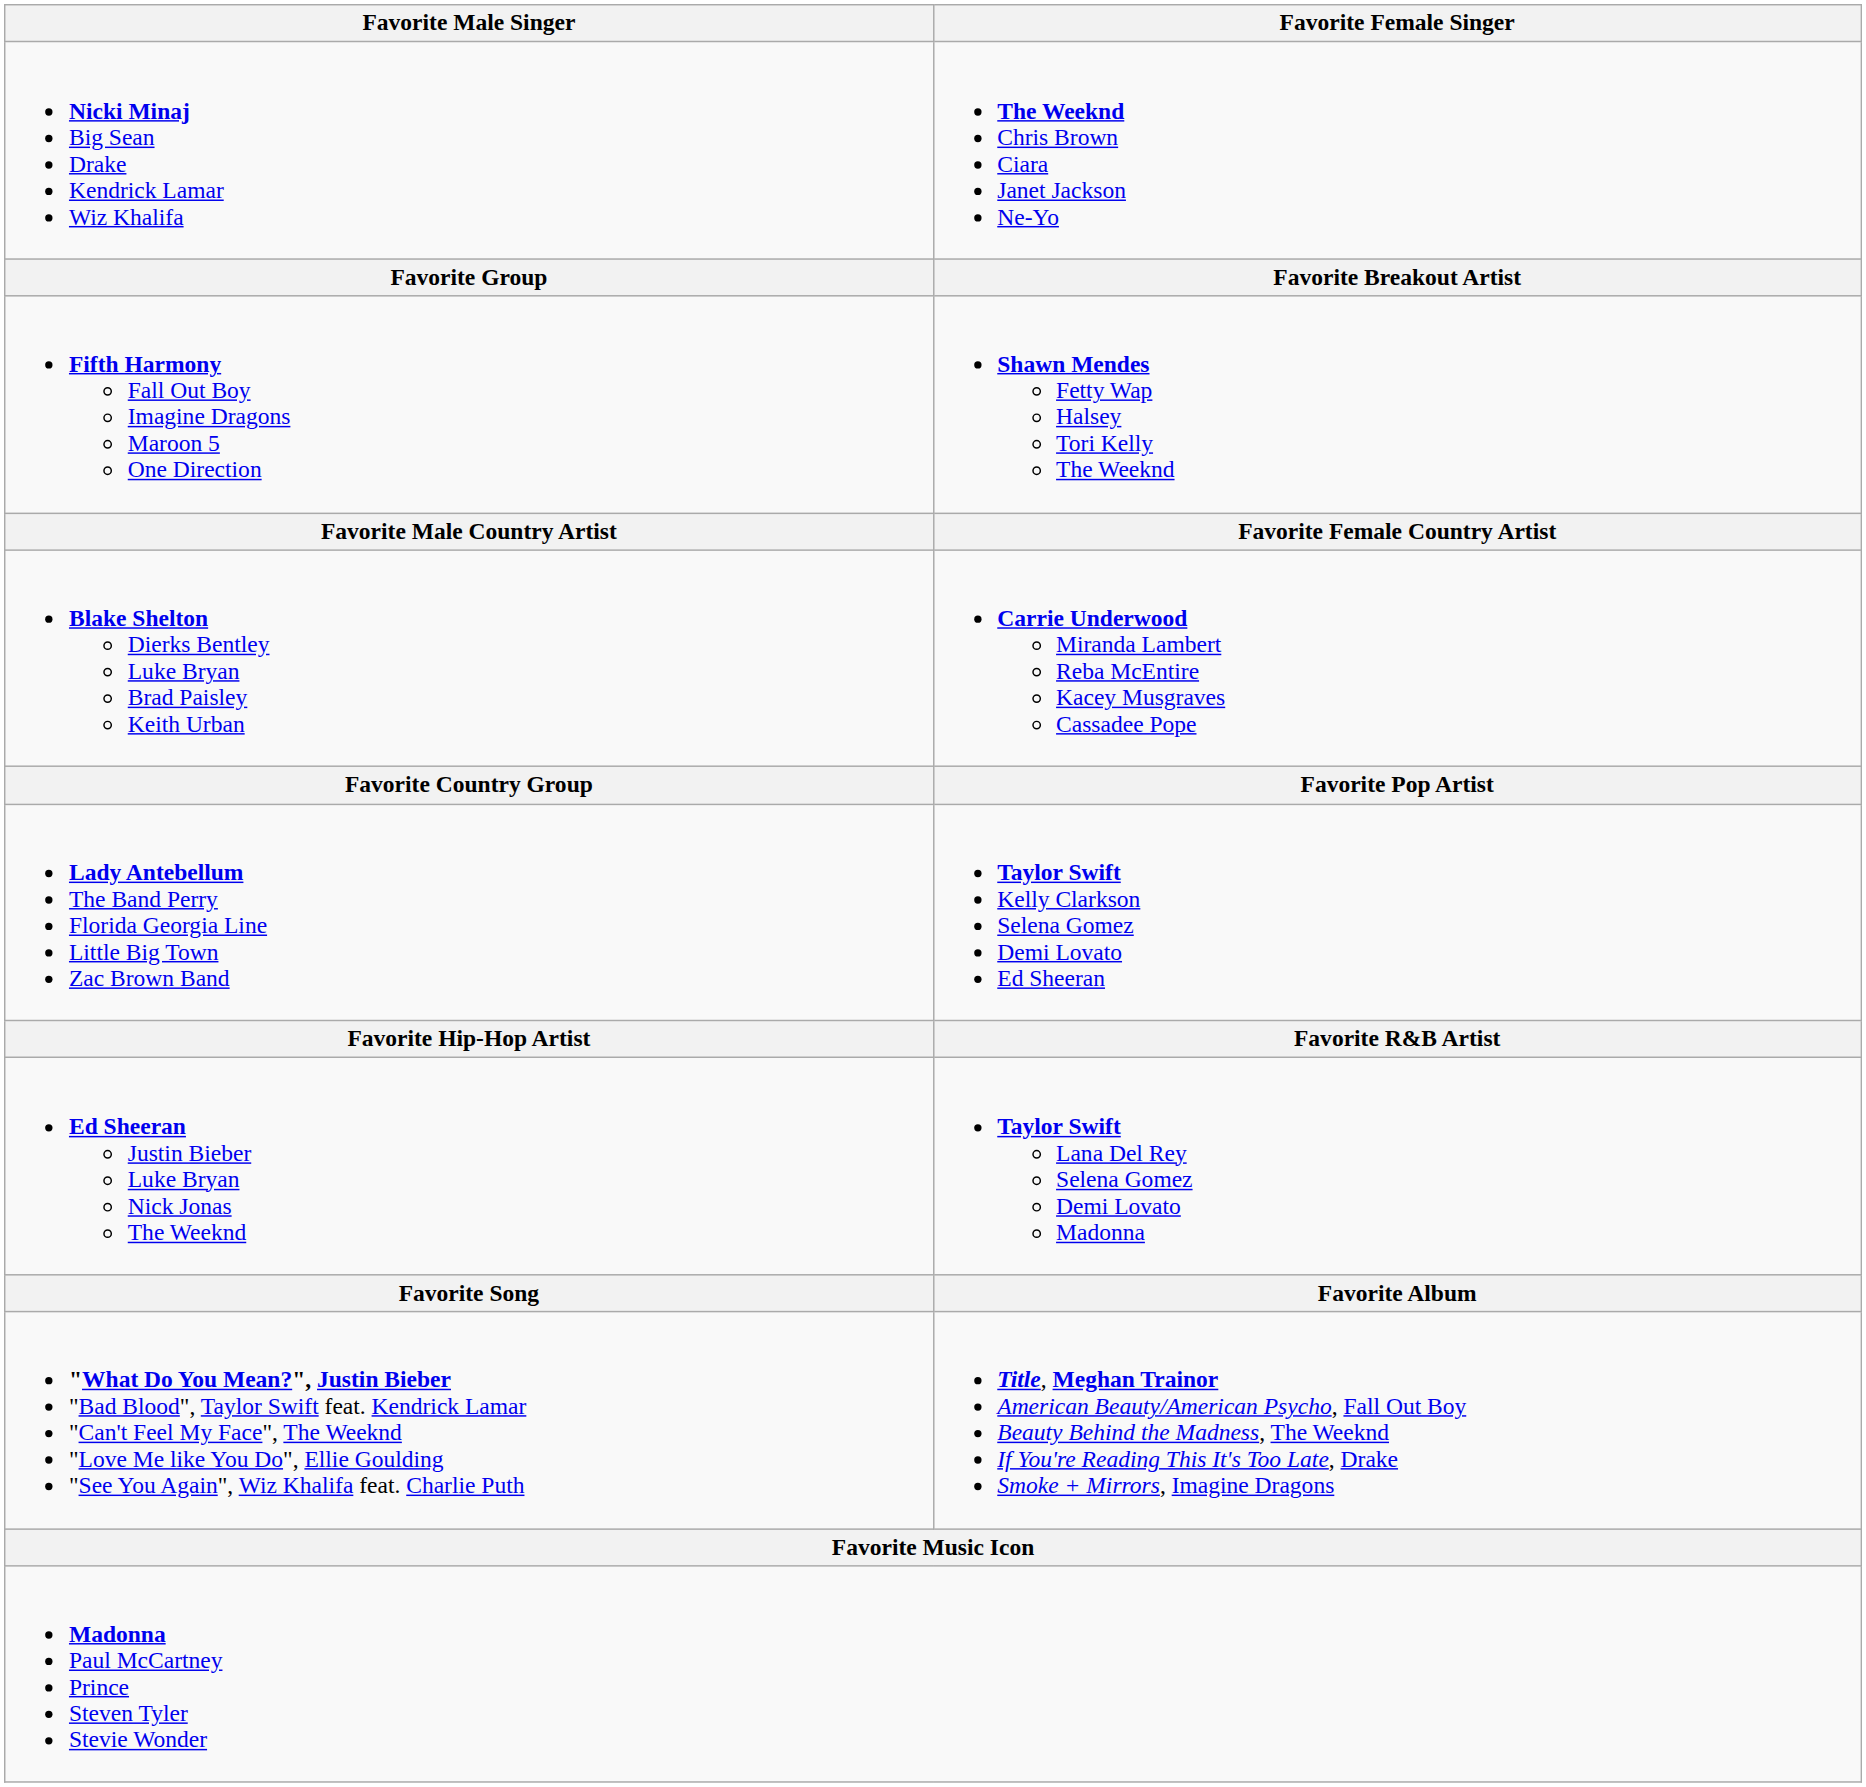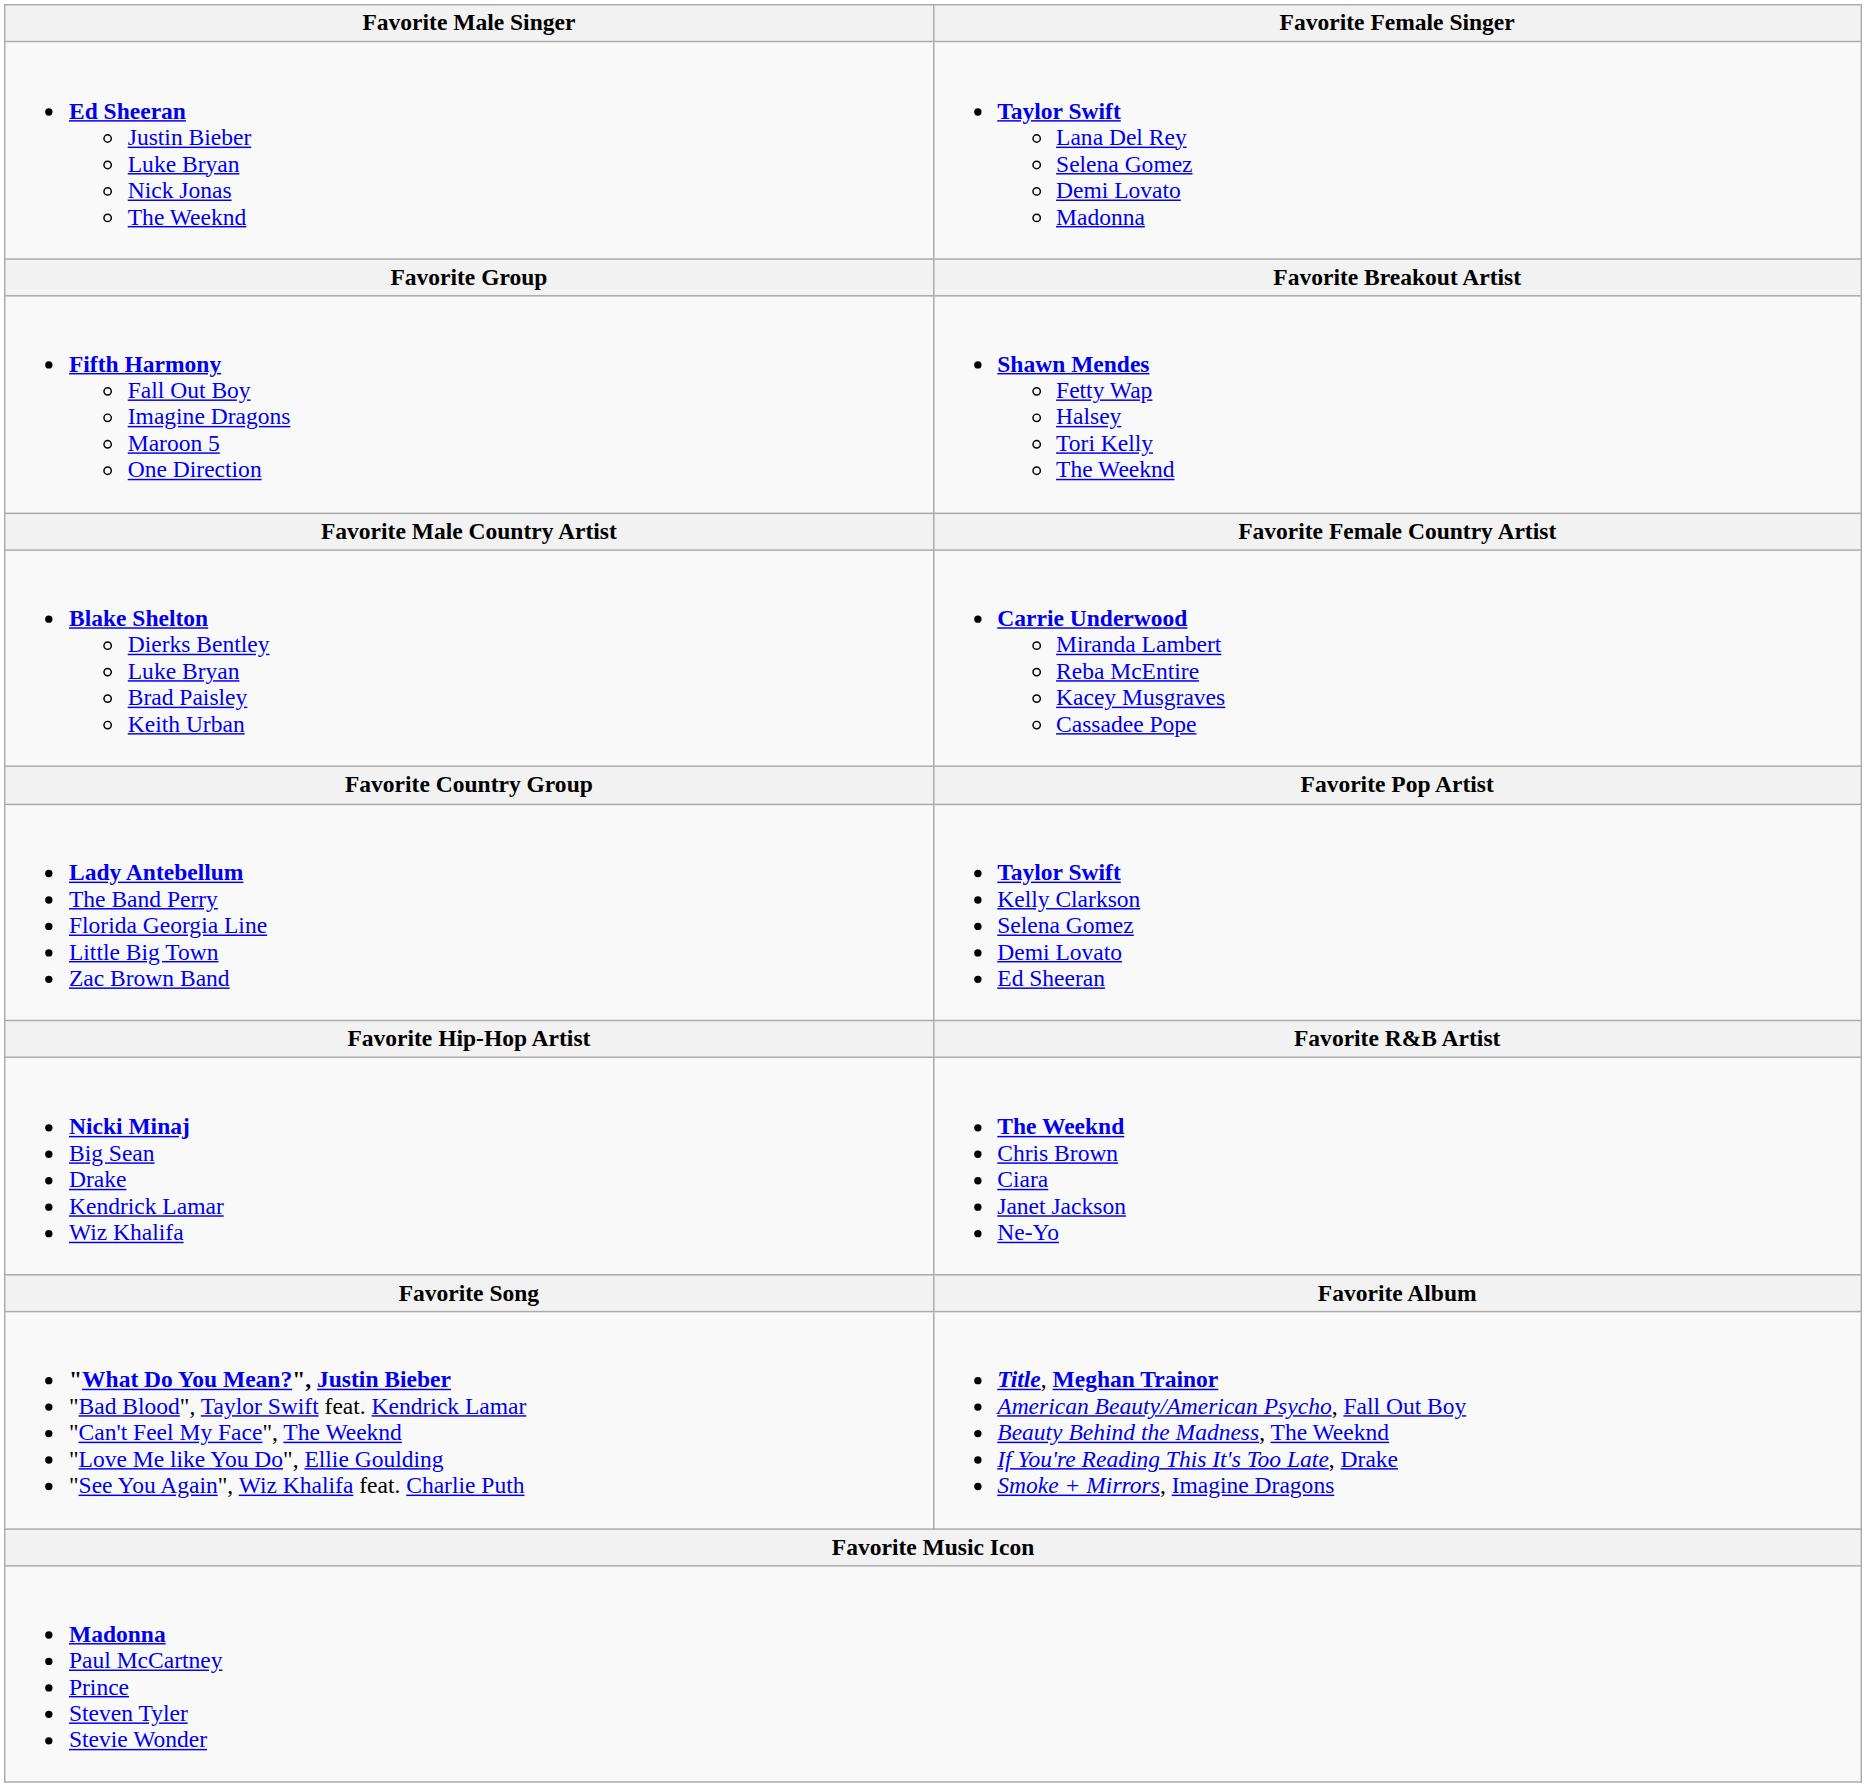rows swapped: (469, 1179) <-> (469, 164)
